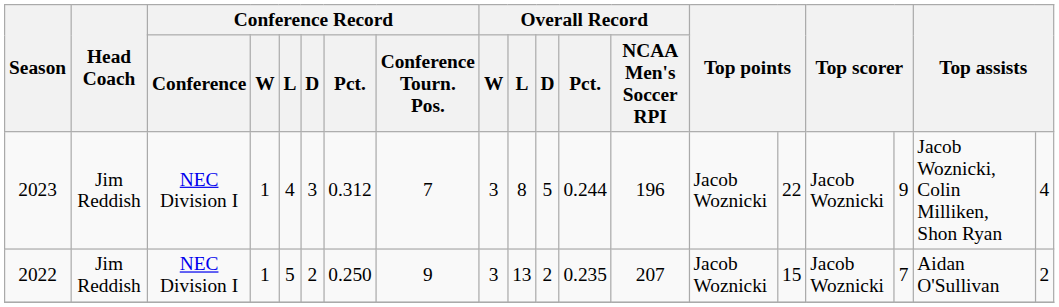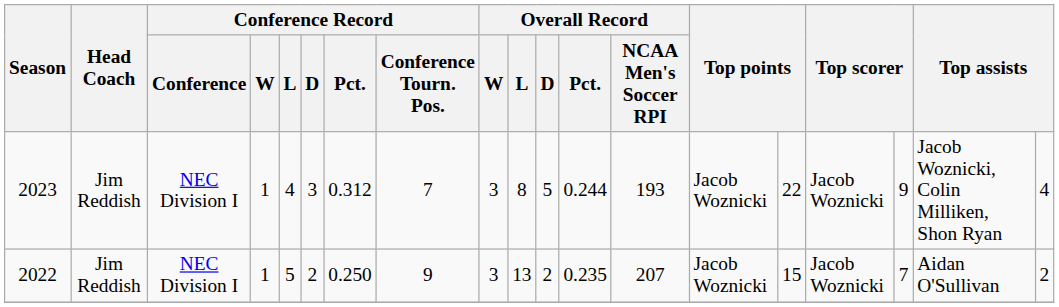(650, 190) 196 -> (650, 190) 193
